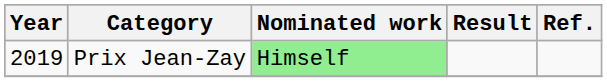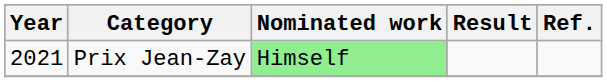(37, 59) 2019 -> (37, 59) 2021
